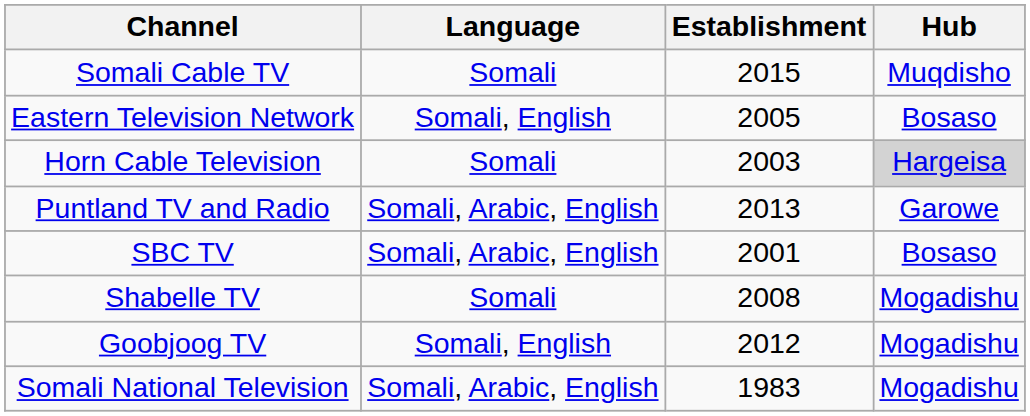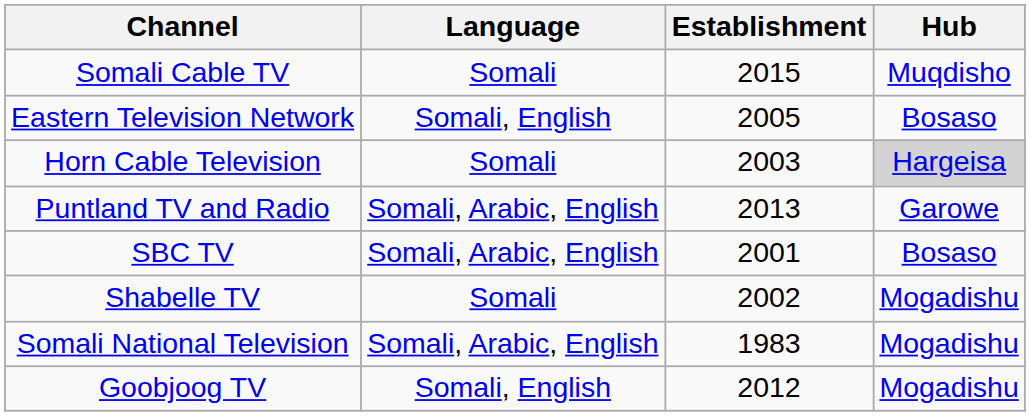(769, 298) 2008 -> (769, 298) 2002
rows swapped: (183, 388) <-> (183, 343)
